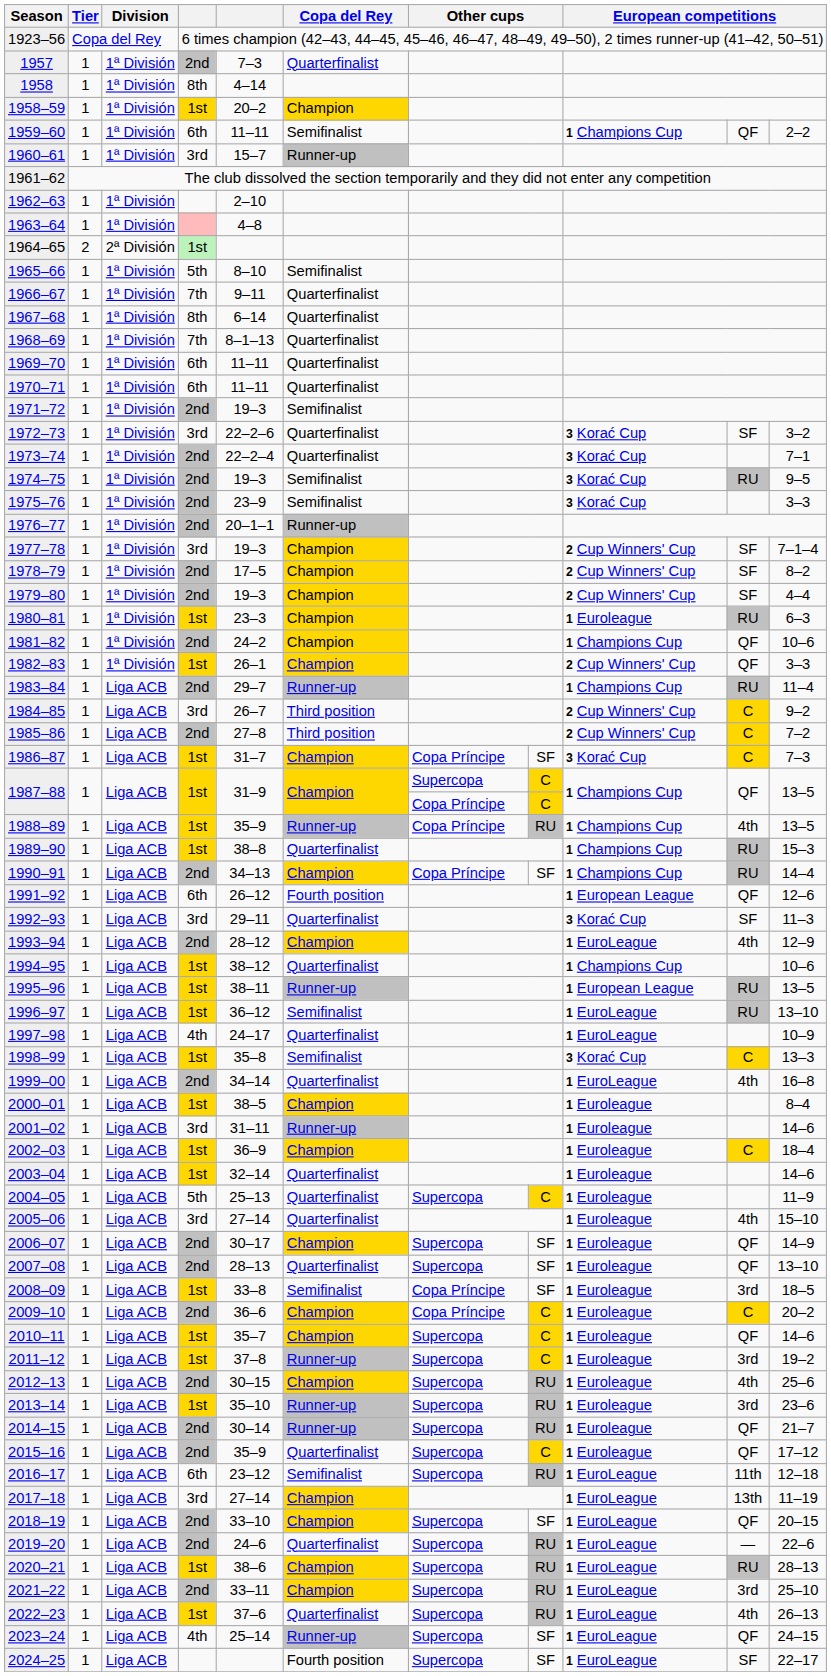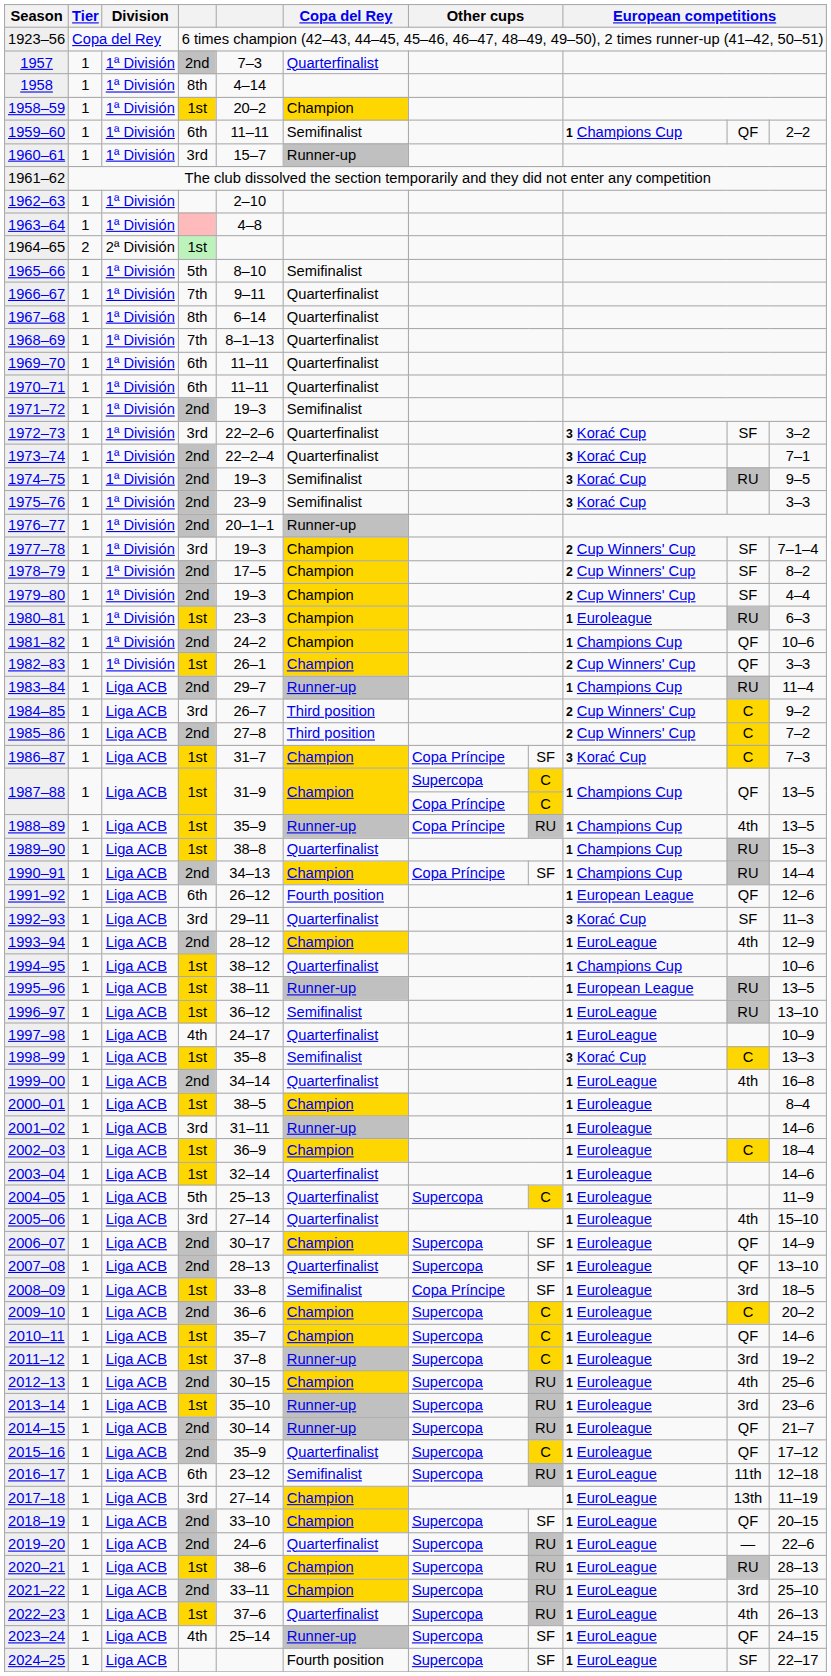(458, 1312) Copa Príncipe -> (447, 1312) Supercopa
